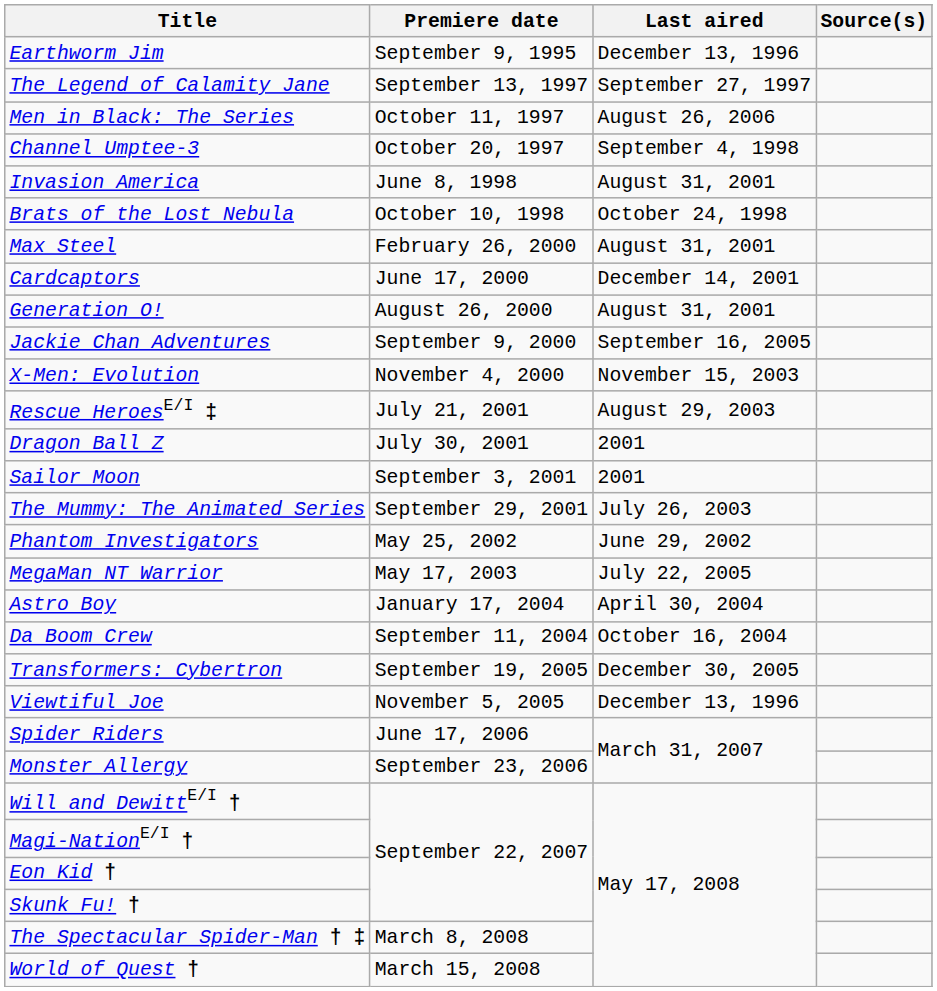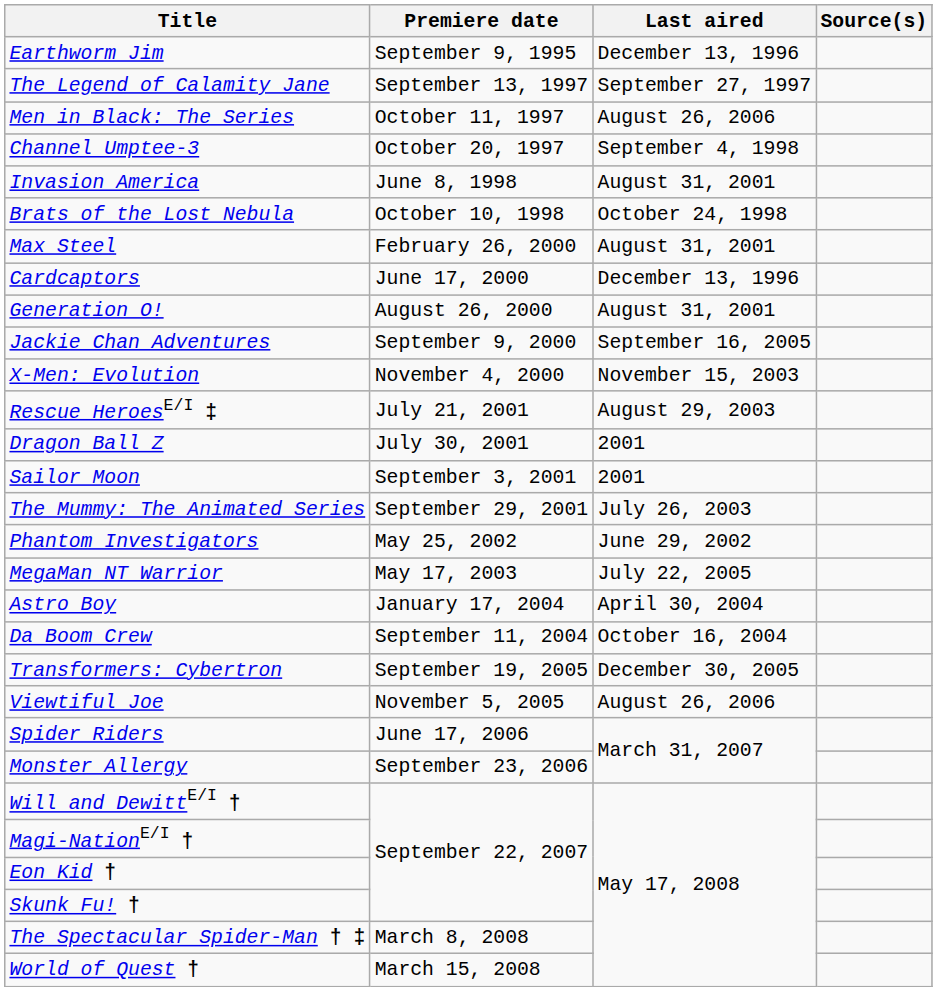(698, 279) December 14, 2001 -> (698, 279) December 13, 1996
(698, 702) December 13, 1996 -> (687, 702) August 26, 2006
